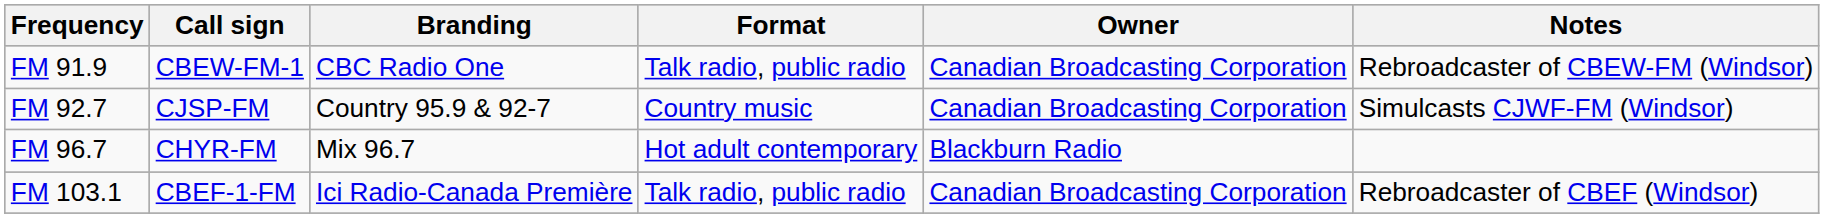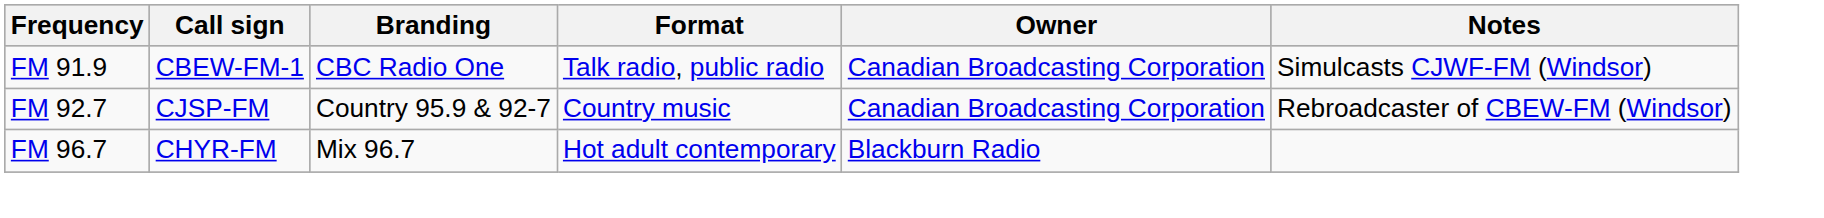(1586, 66) Rebroadcaster of CBEW-FM (Windsor) -> (1464, 66) Simulcasts CJWF-FM (Windsor)
(1546, 108) Simulcasts CJWF-FM (Windsor) -> (1504, 108) Rebroadcaster of CBEW-FM (Windsor)
- row: (66, 191)
